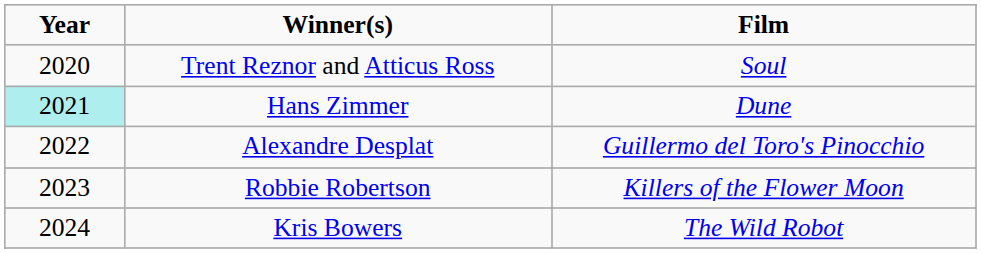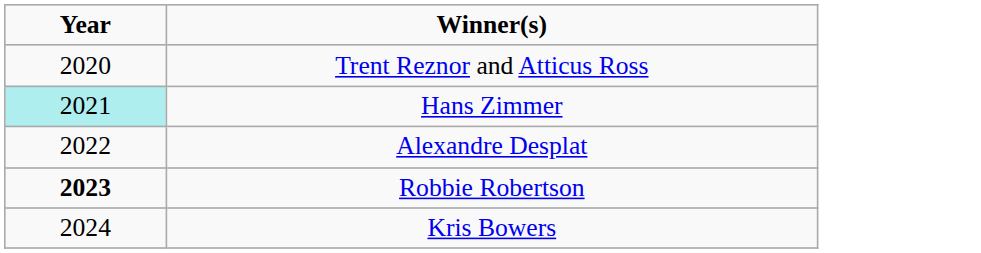- column: (764, 24)
(65, 187) normal -> (85, 187) bold
